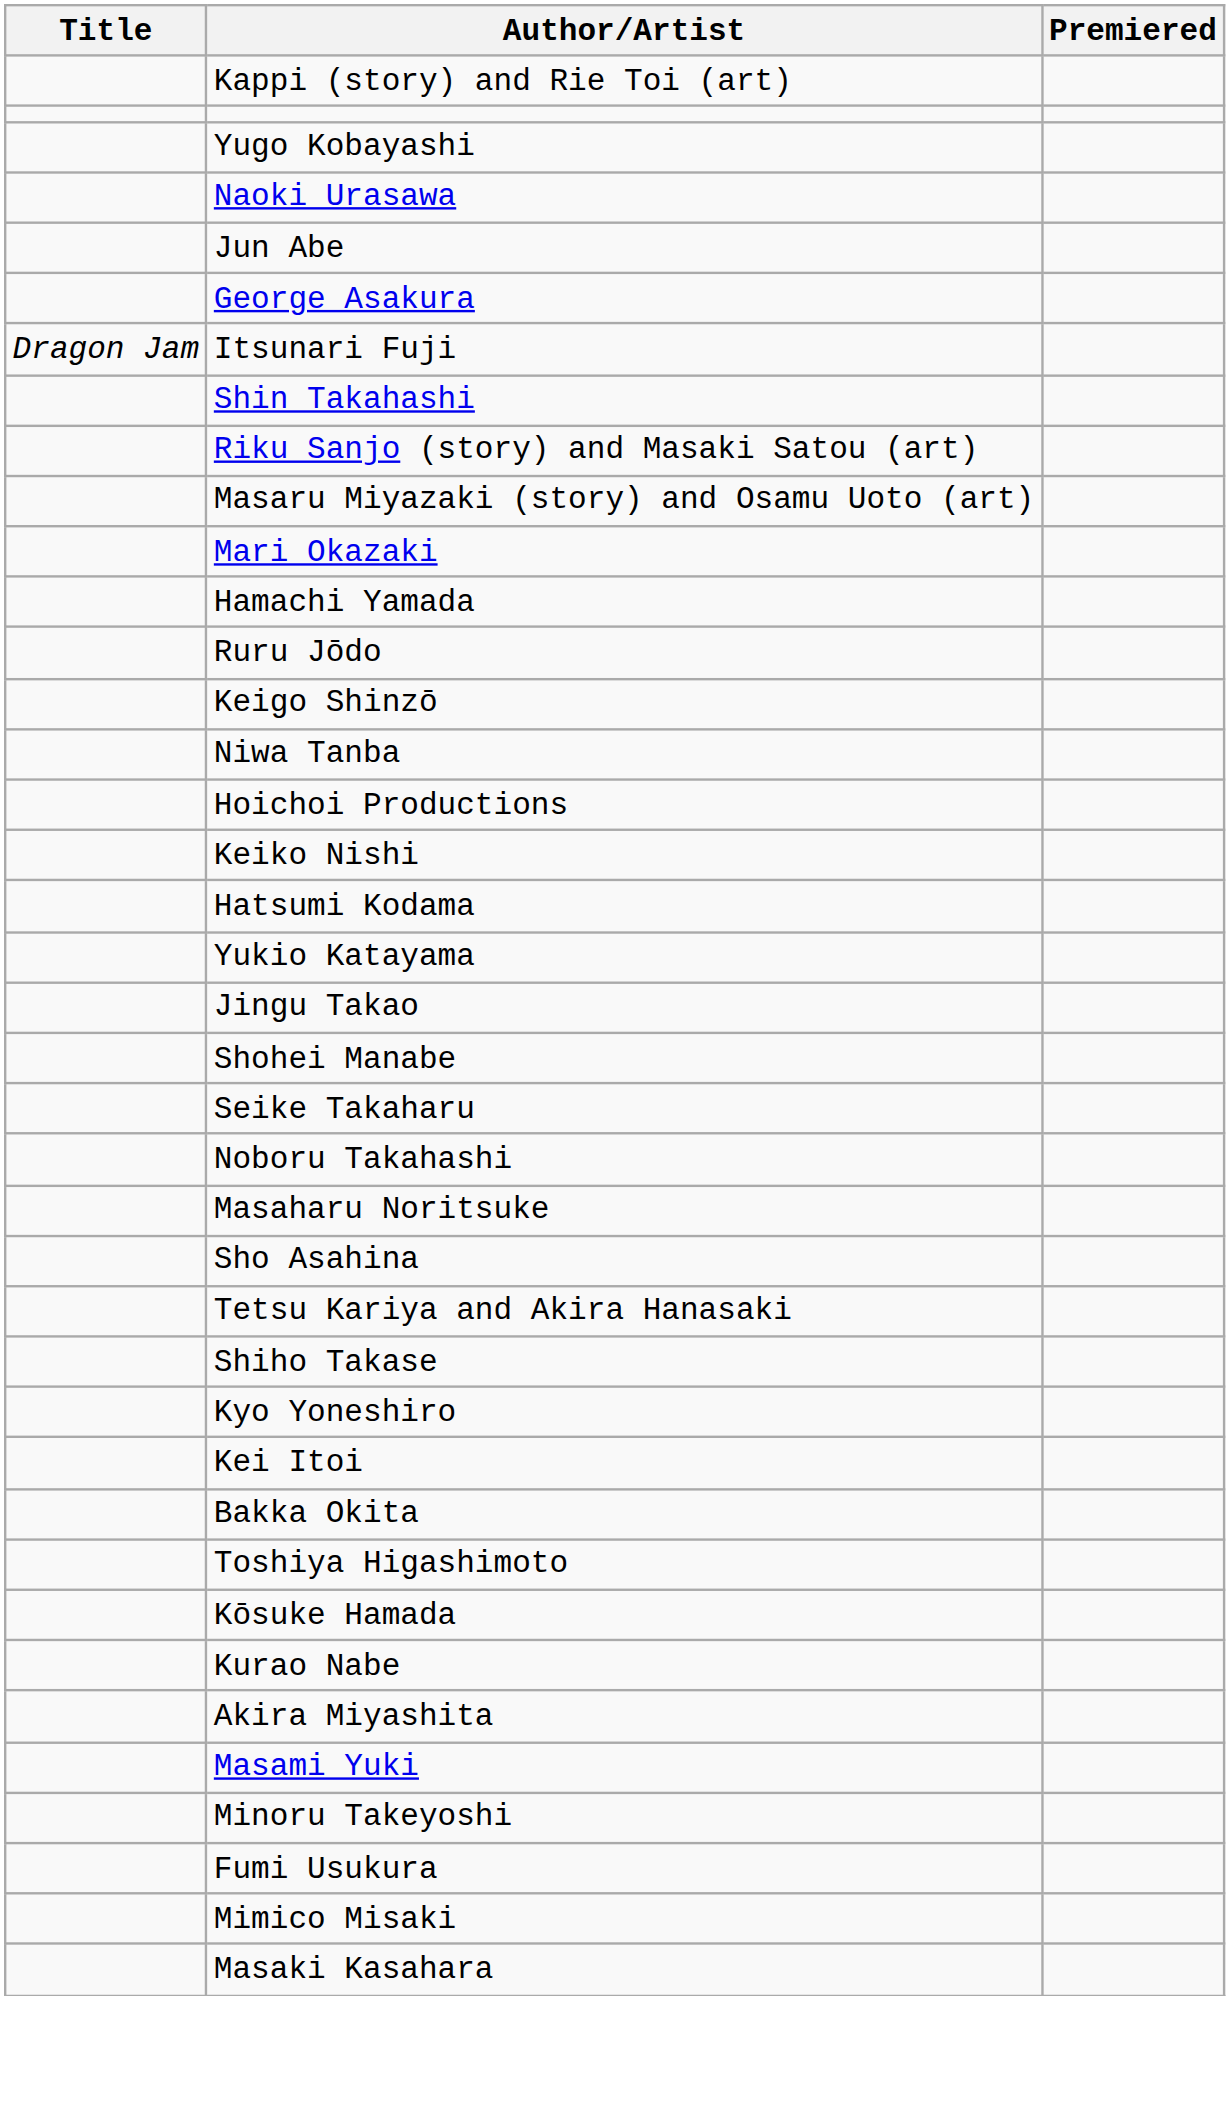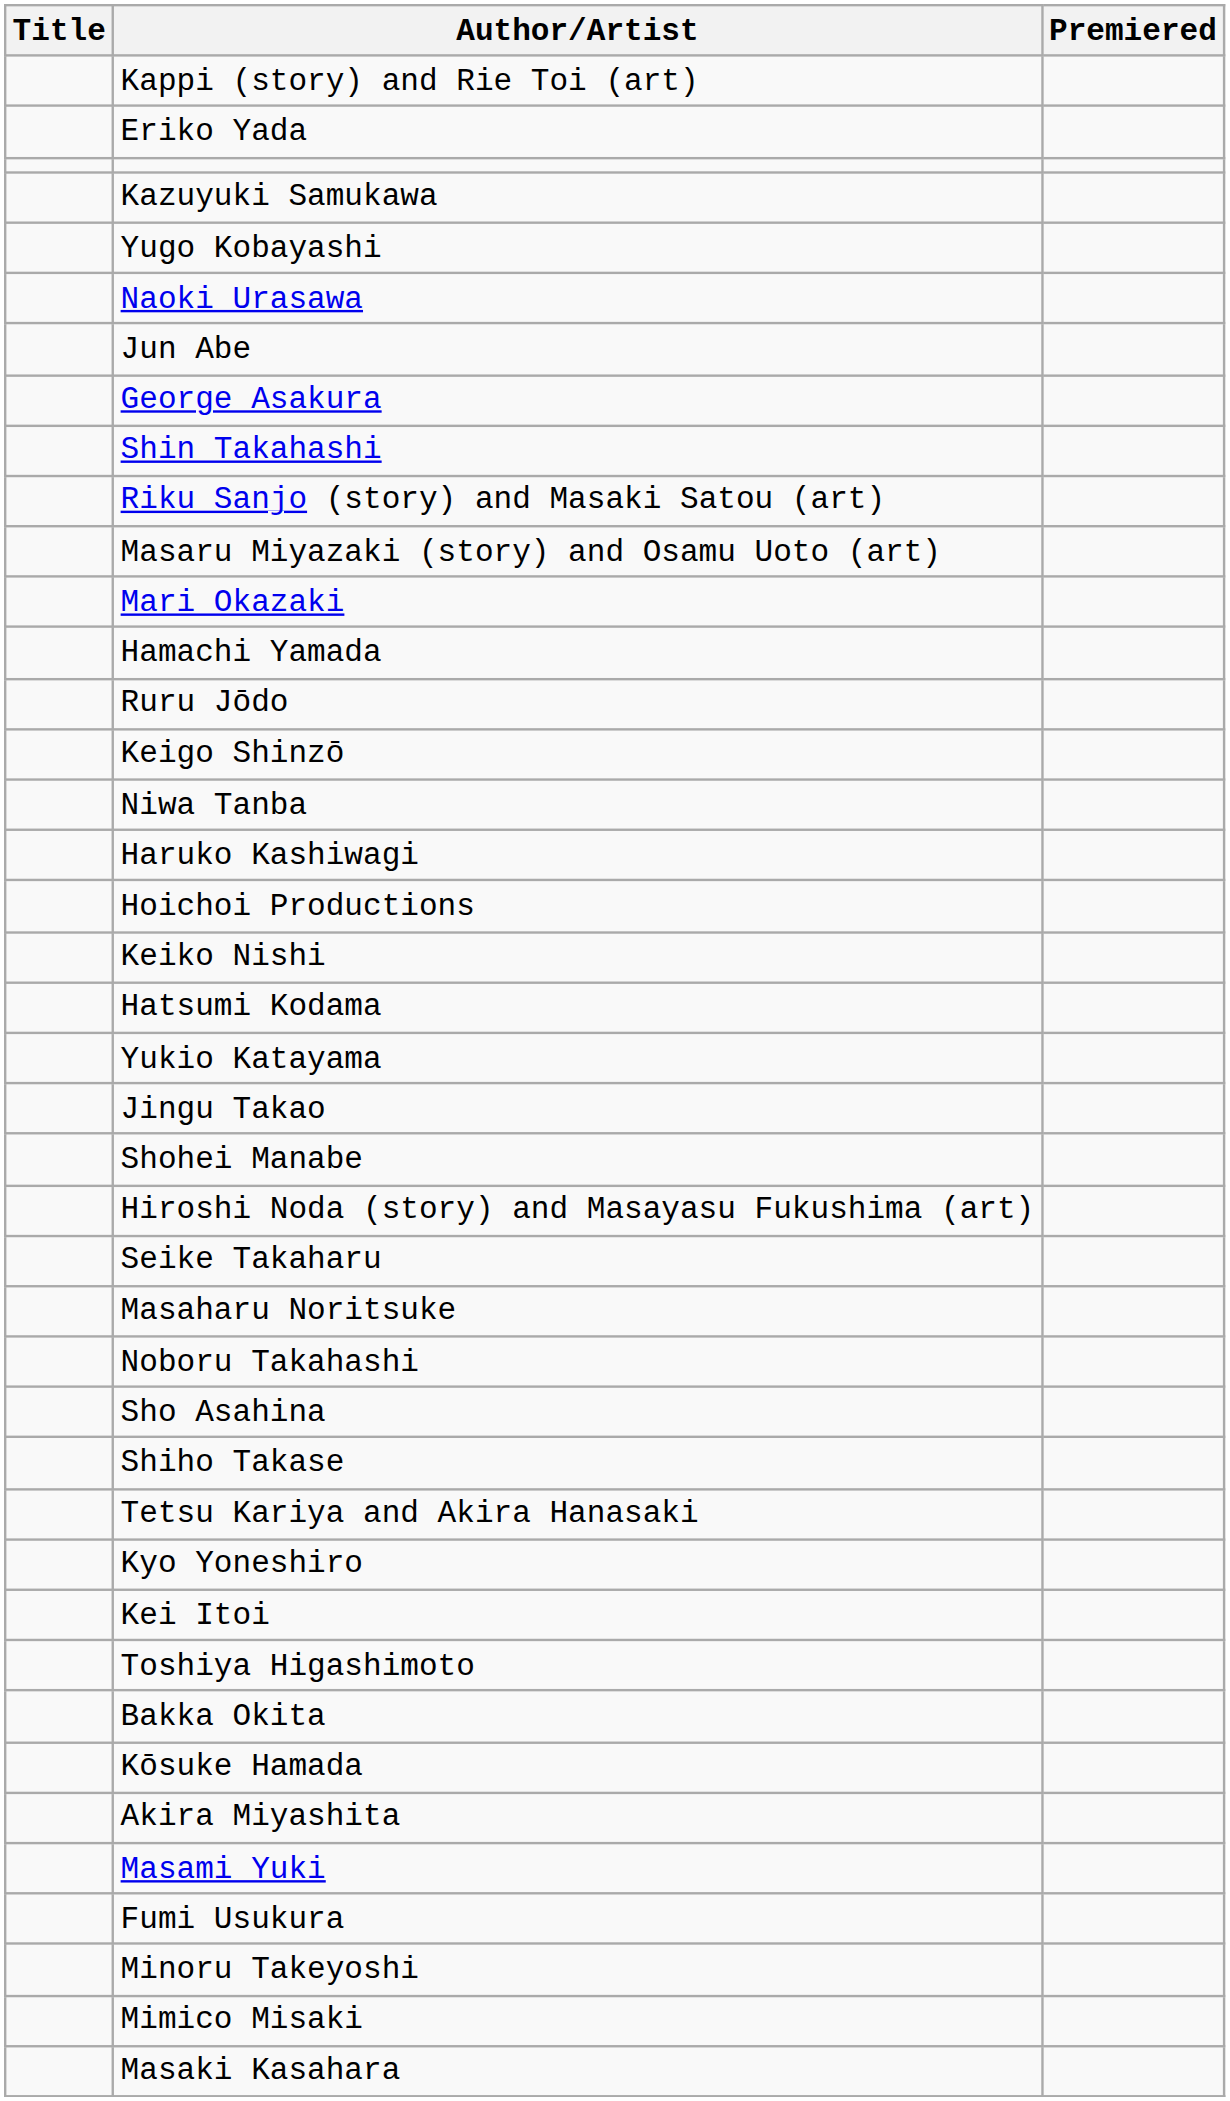+ row: (59, 132)
+ row: (59, 197)
- row: (106, 349)
+ row: (59, 856)
+ row: (59, 1210)
rows swapped: (106, 1159) <-> (106, 1210)
rows swapped: (106, 1362) <-> (106, 1311)
rows swapped: (106, 1514) <-> (106, 1564)
- row: (106, 1666)
rows swapped: (106, 1818) <-> (106, 1868)
